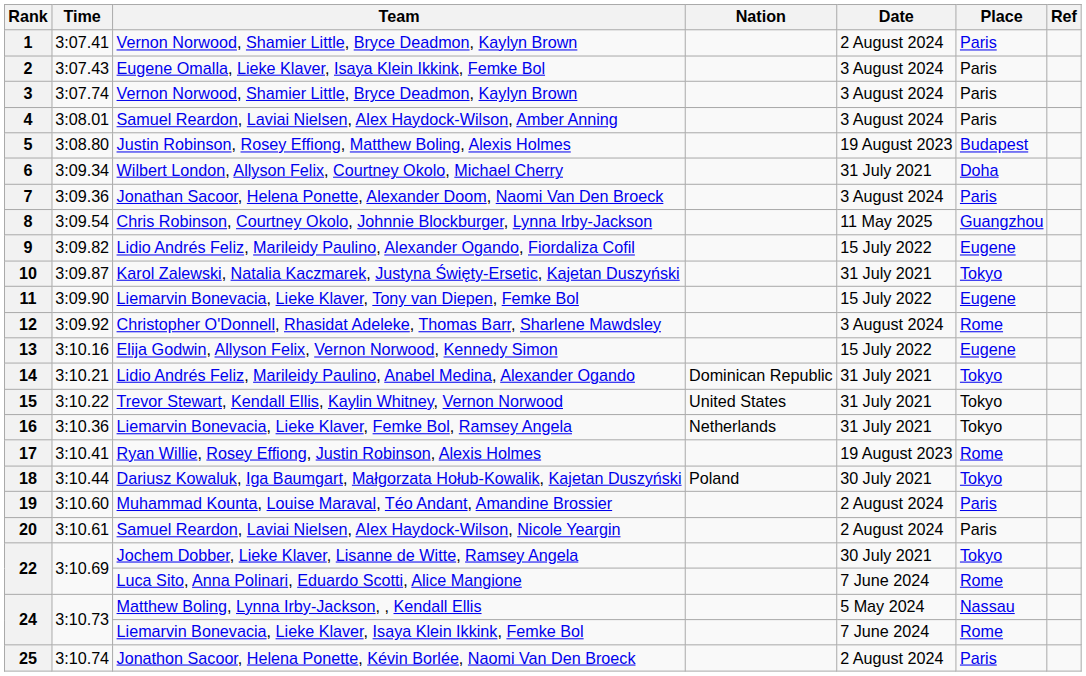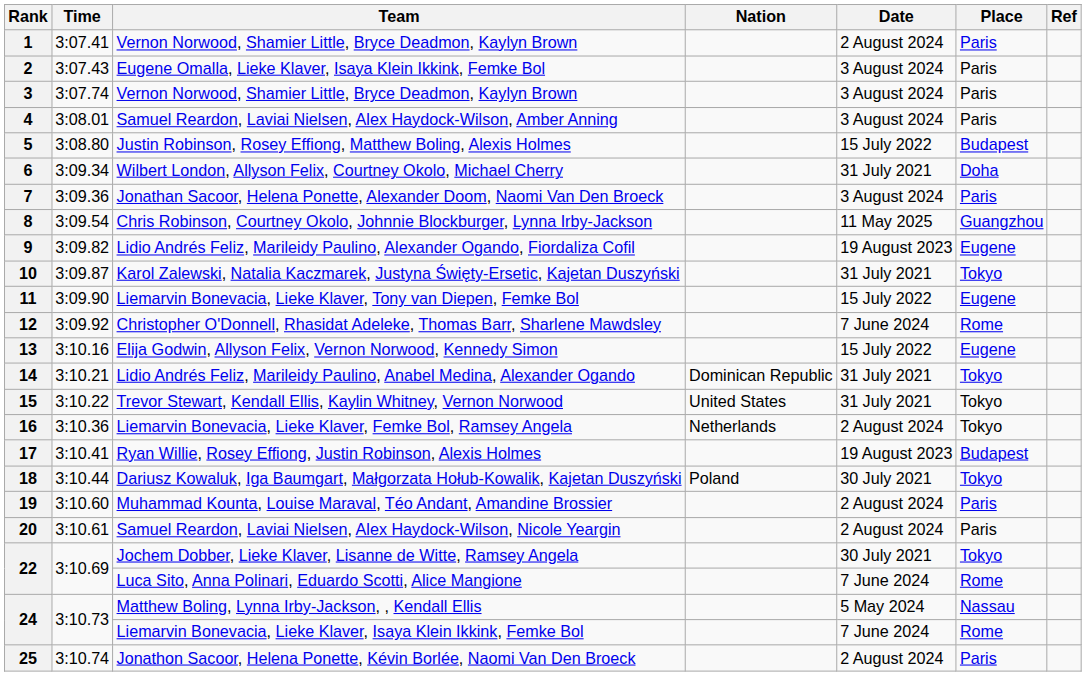(896, 145) 19 August 2023 -> (886, 145) 15 July 2022
(886, 247) 15 July 2022 -> (896, 247) 19 August 2023
(892, 324) 3 August 2024 -> (885, 324) 7 June 2024
(886, 427) 31 July 2021 -> (892, 427) 2 August 2024
(981, 453) Rome -> (994, 453) Budapest
